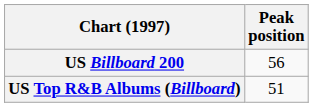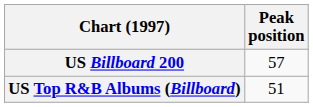(276, 62) 56 -> (276, 62) 57
